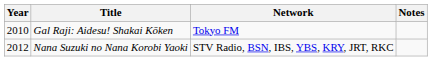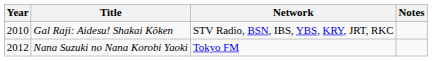(216, 30) Tokyo FM -> (293, 30) STV Radio, BSN, IBS, YBS, KRY, JRT, RKC
(293, 47) STV Radio, BSN, IBS, YBS, KRY, JRT, RKC -> (216, 47) Tokyo FM
